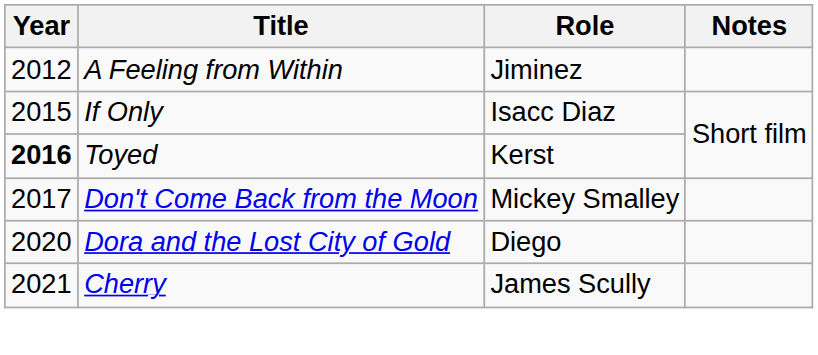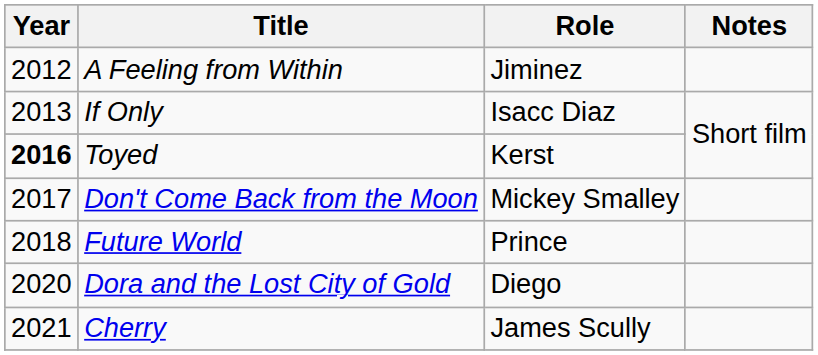(41, 112) 2015 -> (41, 112) 2013
+ row: (163, 241)
